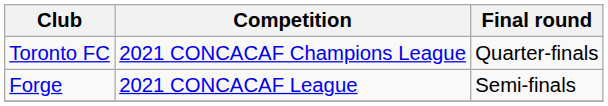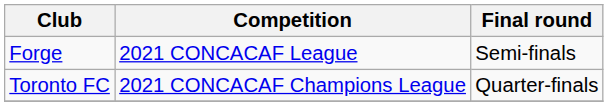rows swapped: (60, 52) <-> (36, 85)
